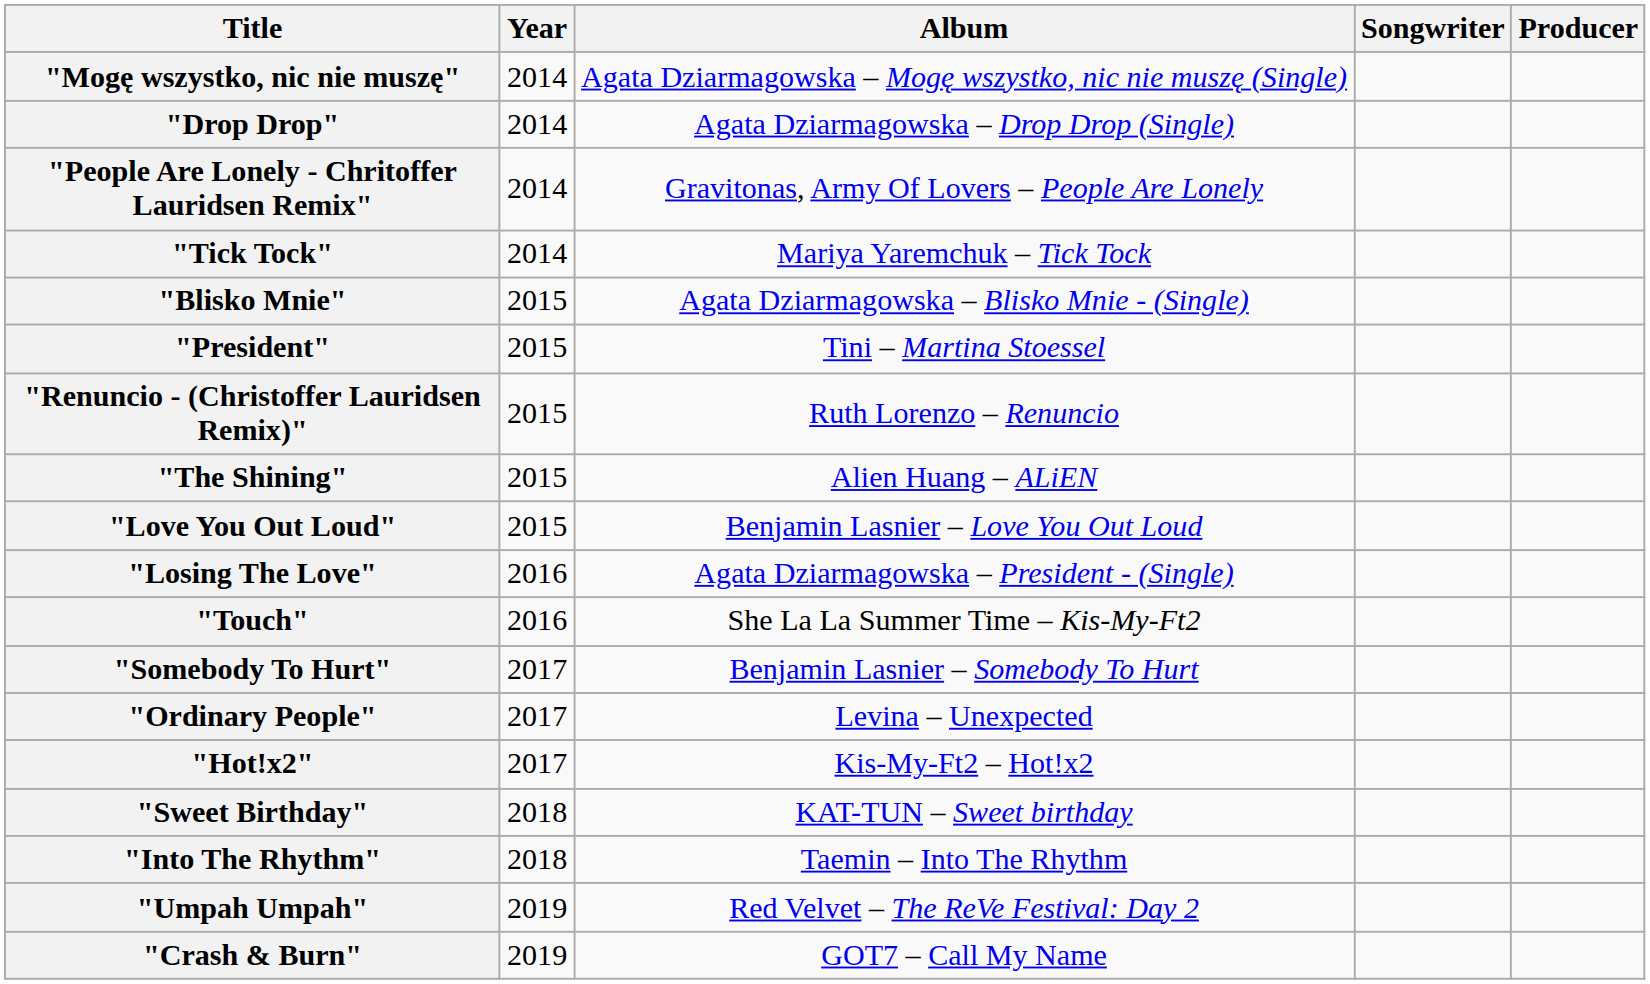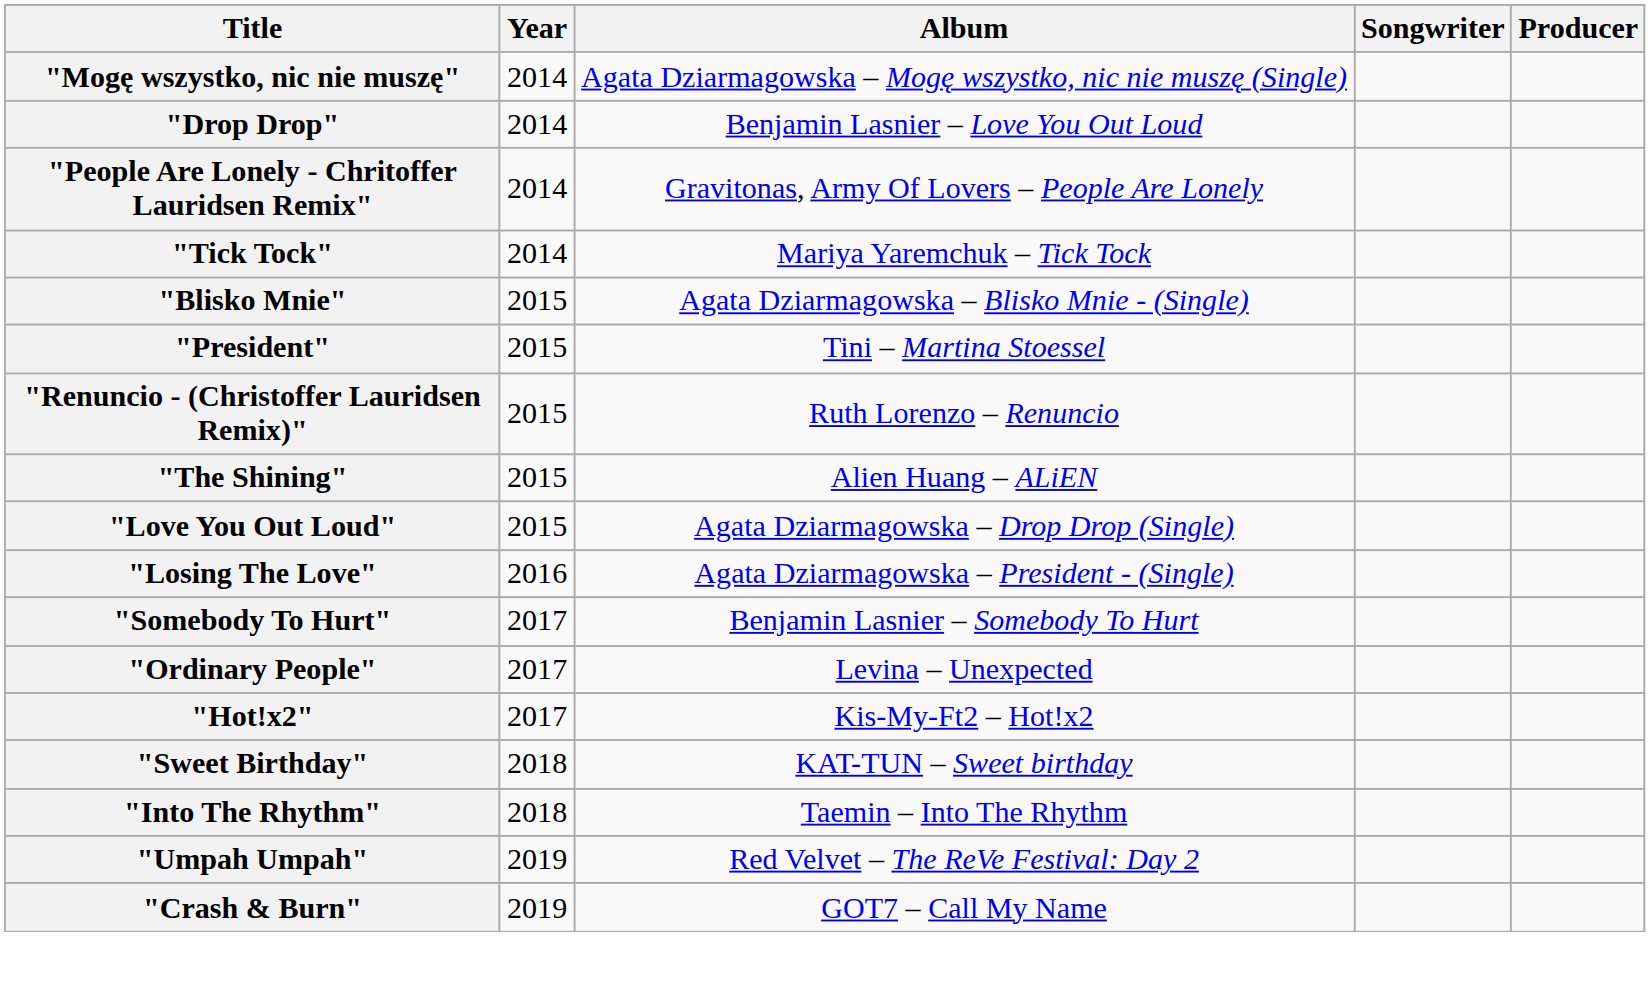(964, 123) Agata Dziarmagowska – Drop Drop (Single) -> (964, 123) Benjamin Lasnier – Love You Out Loud
(964, 525) Benjamin Lasnier – Love You Out Loud -> (964, 525) Agata Dziarmagowska – Drop Drop (Single)
- row: (253, 620)
